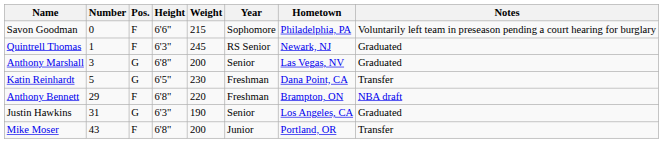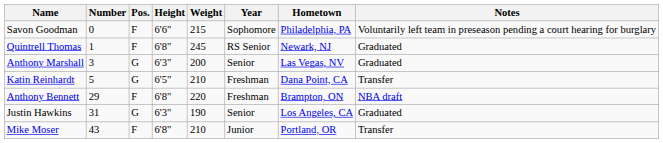(163, 46) 6'3" -> (163, 46) 6'8"
(163, 63) 6'8" -> (163, 63) 6'3"
(198, 79) 230 -> (198, 79) 210
(198, 130) 200 -> (198, 130) 210
